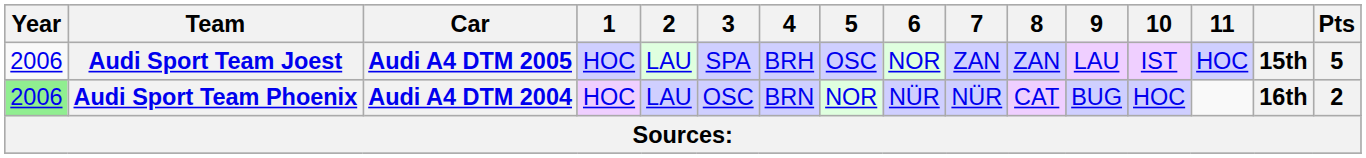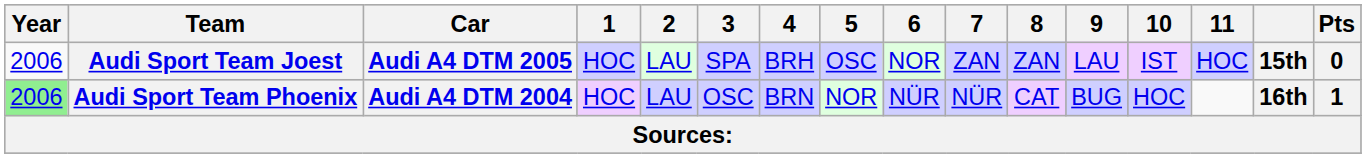(1337, 61) 5 -> (1337, 61) 0
(1337, 98) 2 -> (1337, 98) 1
